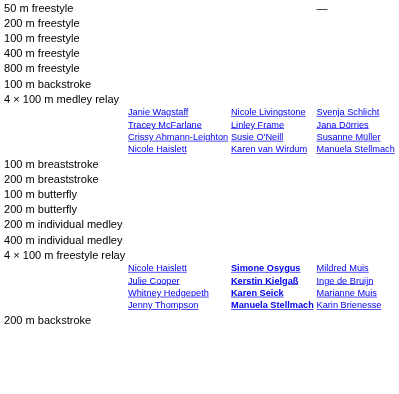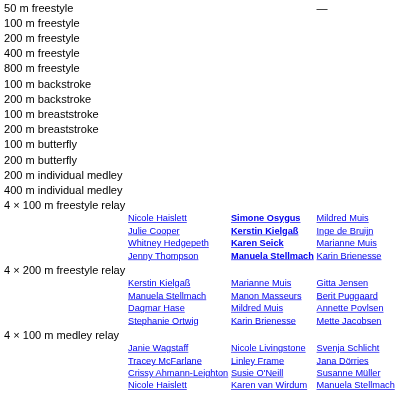rows swapped: (42, 38) <-> (42, 23)
rows swapped: (48, 320) <-> (62, 99)
+ row: (65, 270)
